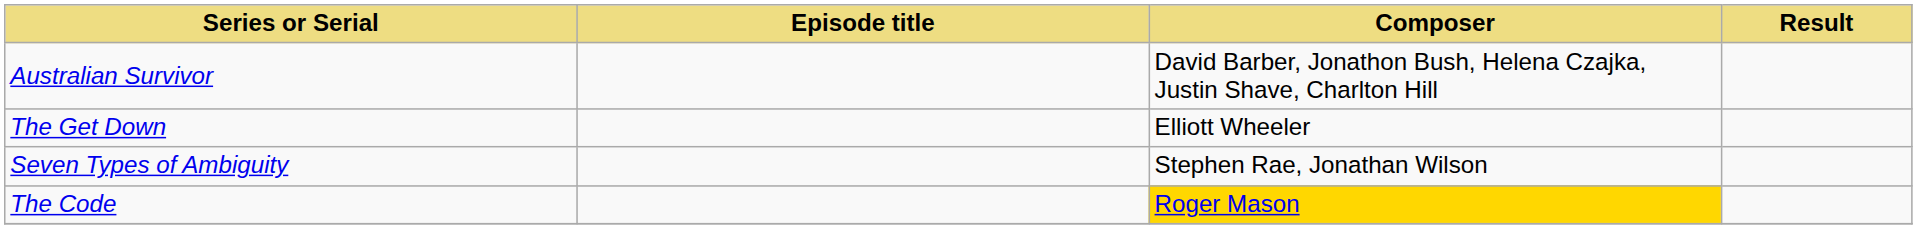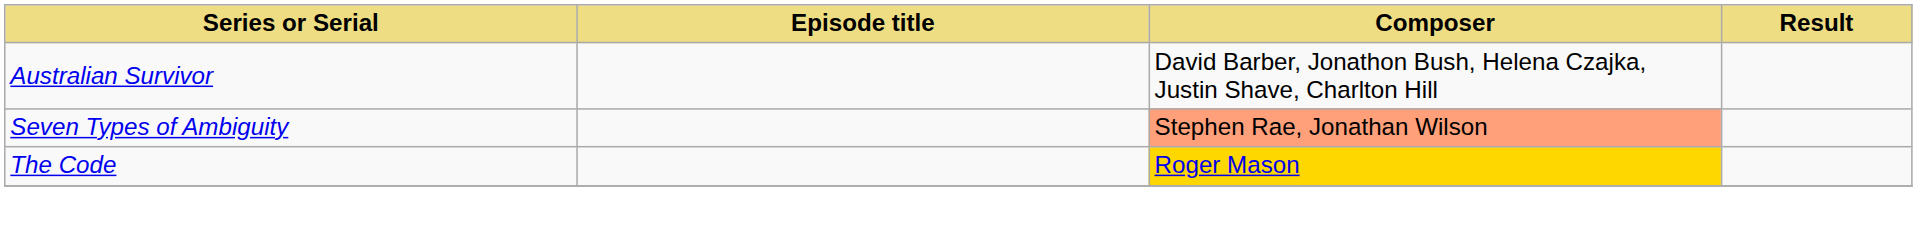- row: (88, 127)
(1321, 165) no background -> (1321, 127) lightsalmon background
